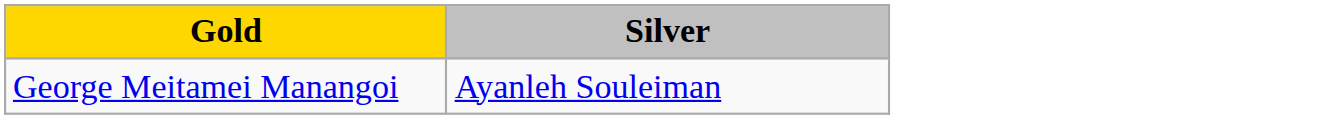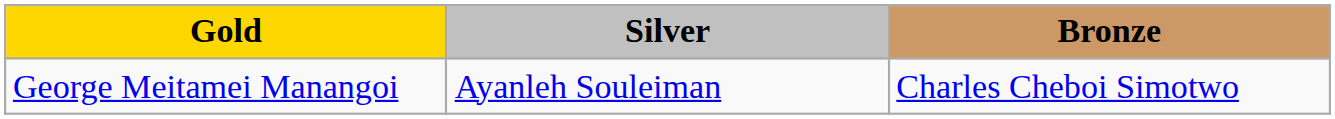+ column: (1109, 31)
